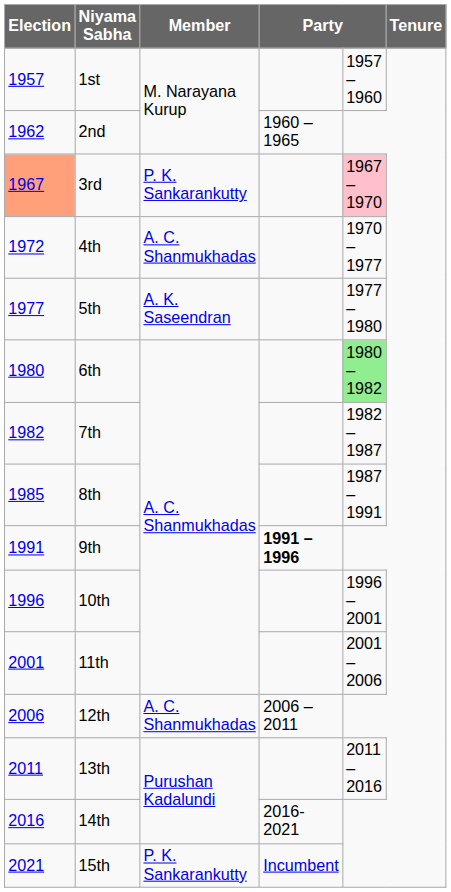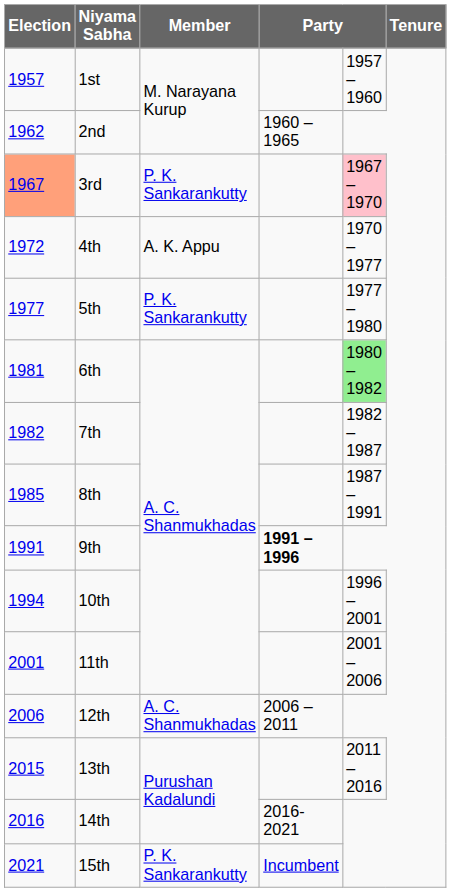(200, 247) A. C. Shanmukhadas -> (182, 247) A. K. Appu
(187, 309) A. K. Saseendran -> (195, 309) P. K. Sankarankutty
(26, 371) 1980 -> (26, 371) 1981
(26, 600) 1996 -> (26, 600) 1994
(26, 768) 2011 -> (26, 768) 2015
